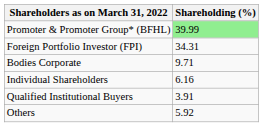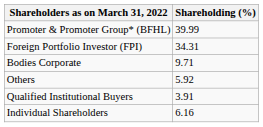(187, 29) lightgreen background -> (187, 29) no background
rows swapped: (57, 79) <-> (21, 113)
